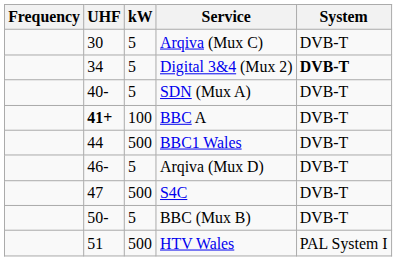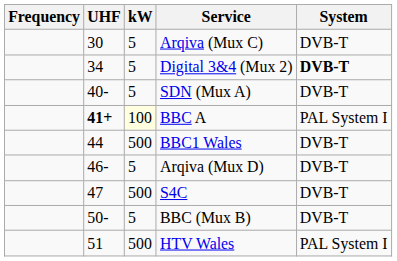(140, 117) no background -> (140, 117) lightyellow background
(324, 117) DVB-T -> (344, 117) PAL System I
